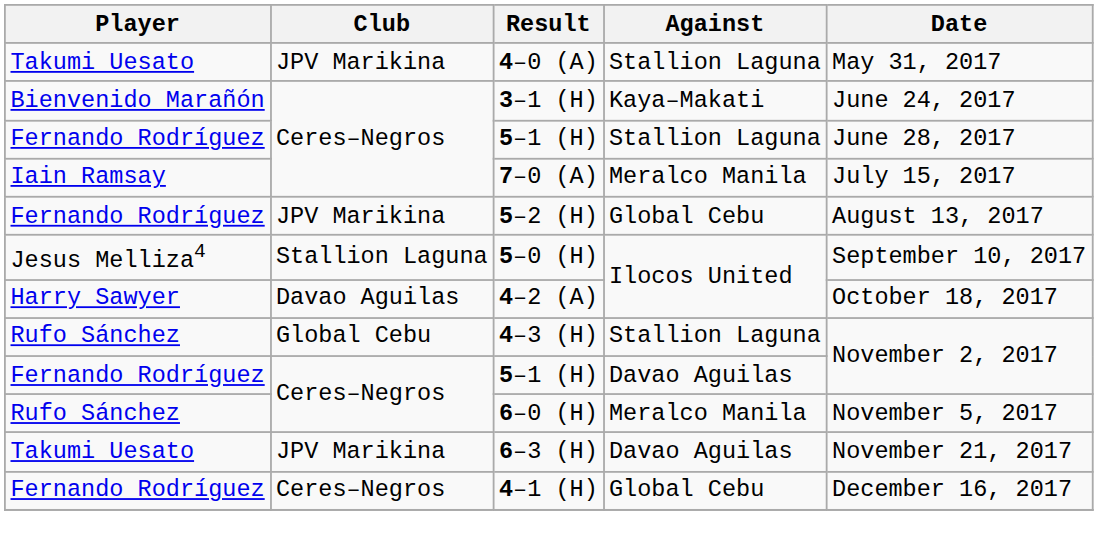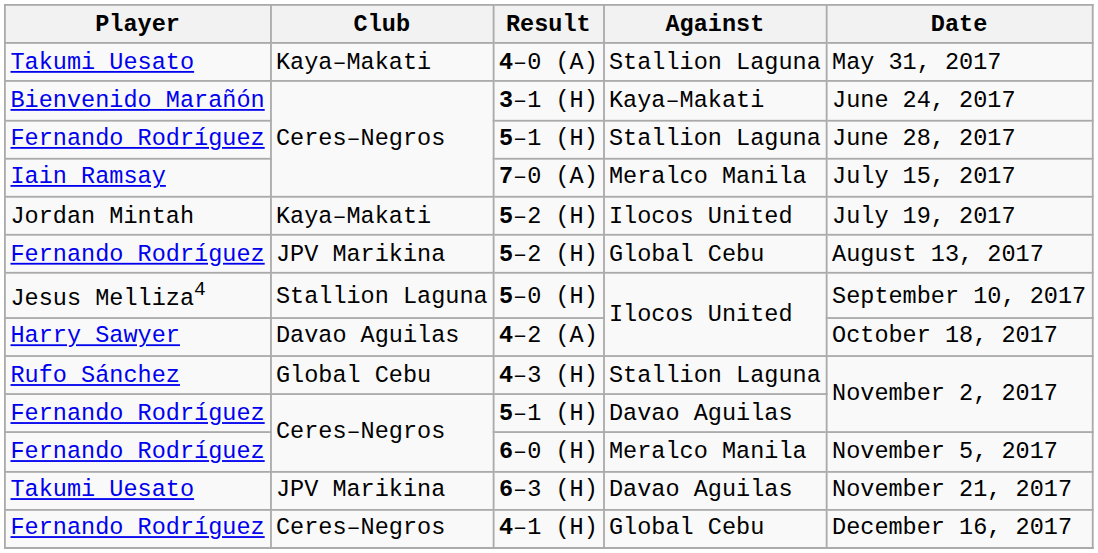(361, 62) JPV Marikina -> (354, 62) Kaya–Makati
+ row: (548, 216)
(95, 414) Rufo Sánchez -> (138, 452) Fernando Rodríguez
